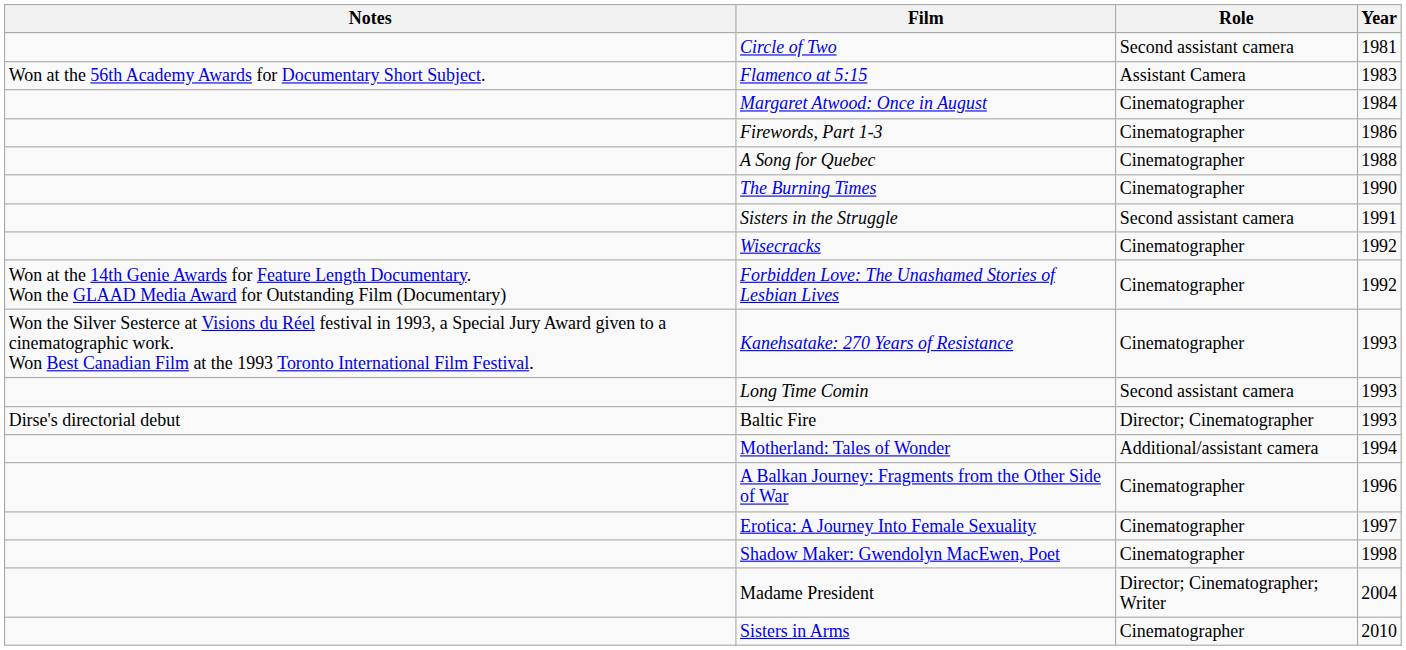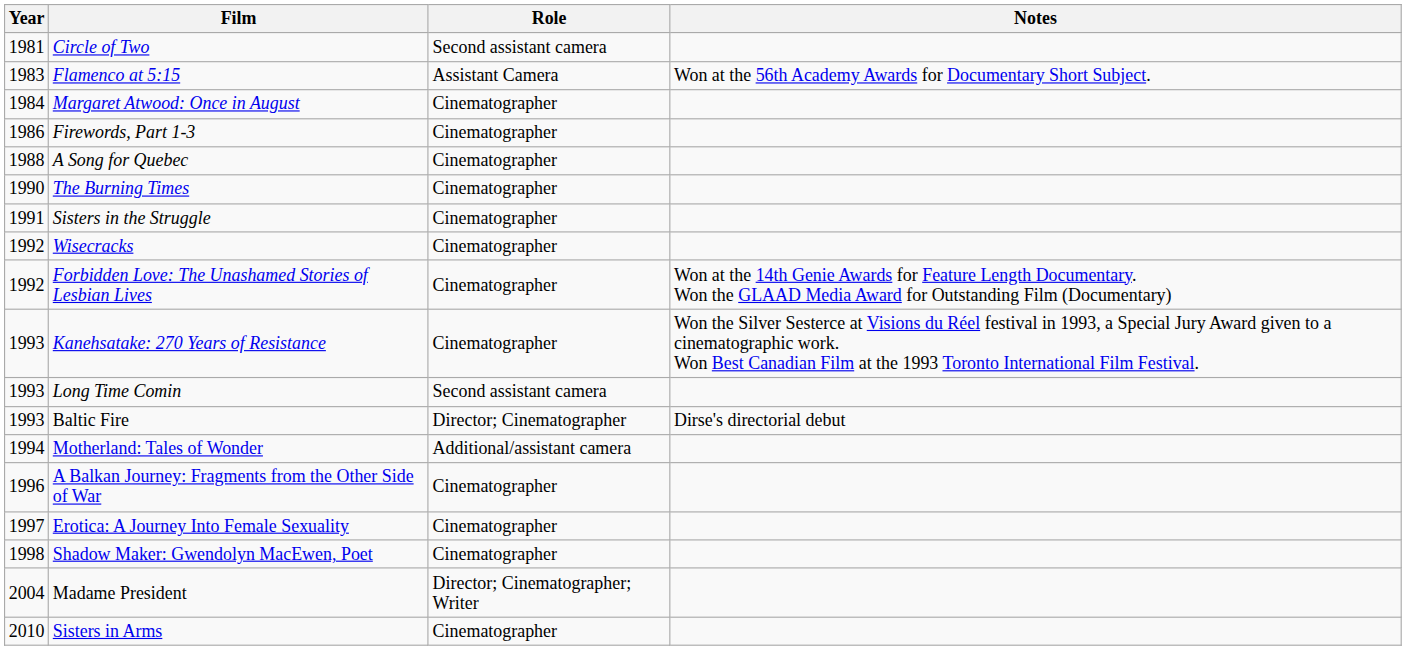columns swapped: (1379, 18) <-> (370, 18)
(1207, 217) Second assistant camera -> (495, 217) Cinematographer
